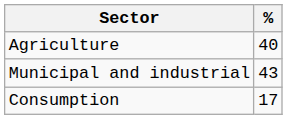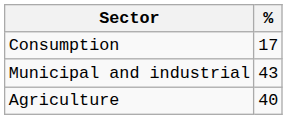rows swapped: (64, 46) <-> (64, 100)
